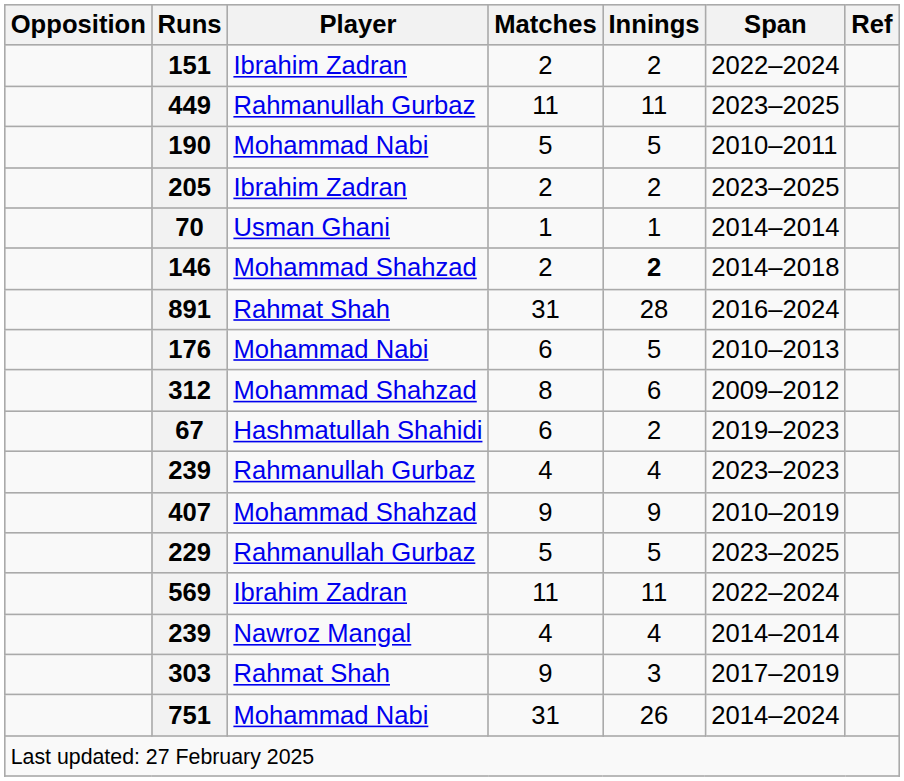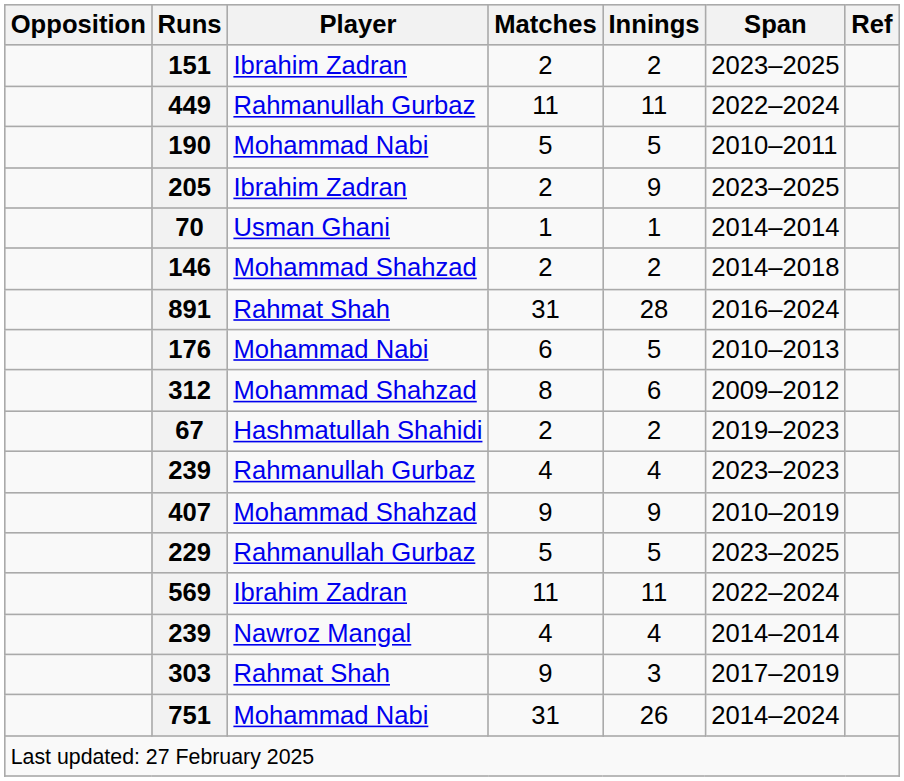(775, 65) 2022–2024 -> (775, 65) 2023–2025
(775, 106) 2023–2025 -> (775, 106) 2022–2024
(654, 187) 2 -> (654, 187) 9
(654, 268) bold -> (654, 268) normal
(545, 430) 6 -> (545, 430) 2
